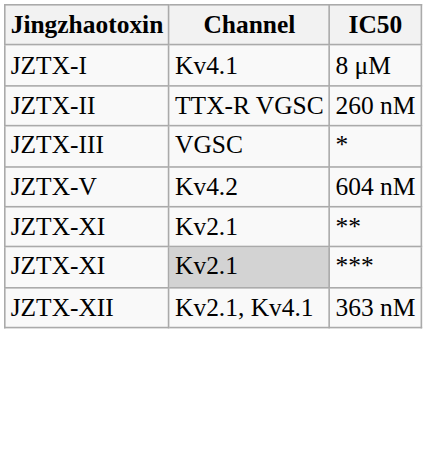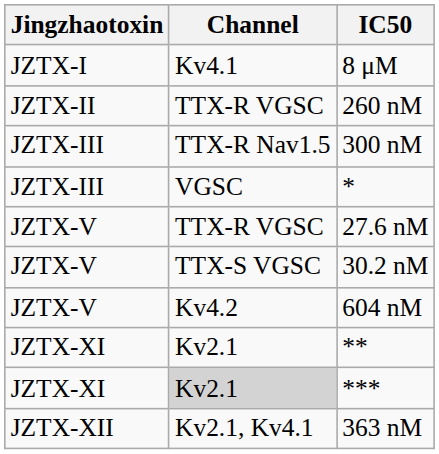+ row: (382, 145)
+ row: (385, 226)
+ row: (385, 266)
